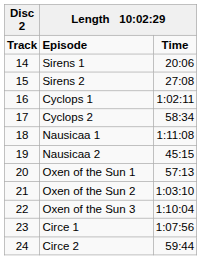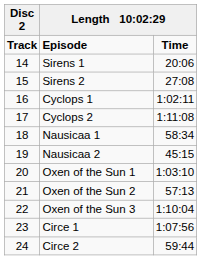(180, 117) 58:34 -> (175, 117) 1:11:08
(175, 136) 1:11:08 -> (180, 136) 58:34
(180, 172) 57:13 -> (175, 172) 1:03:10
(175, 191) 1:03:10 -> (180, 191) 57:13
